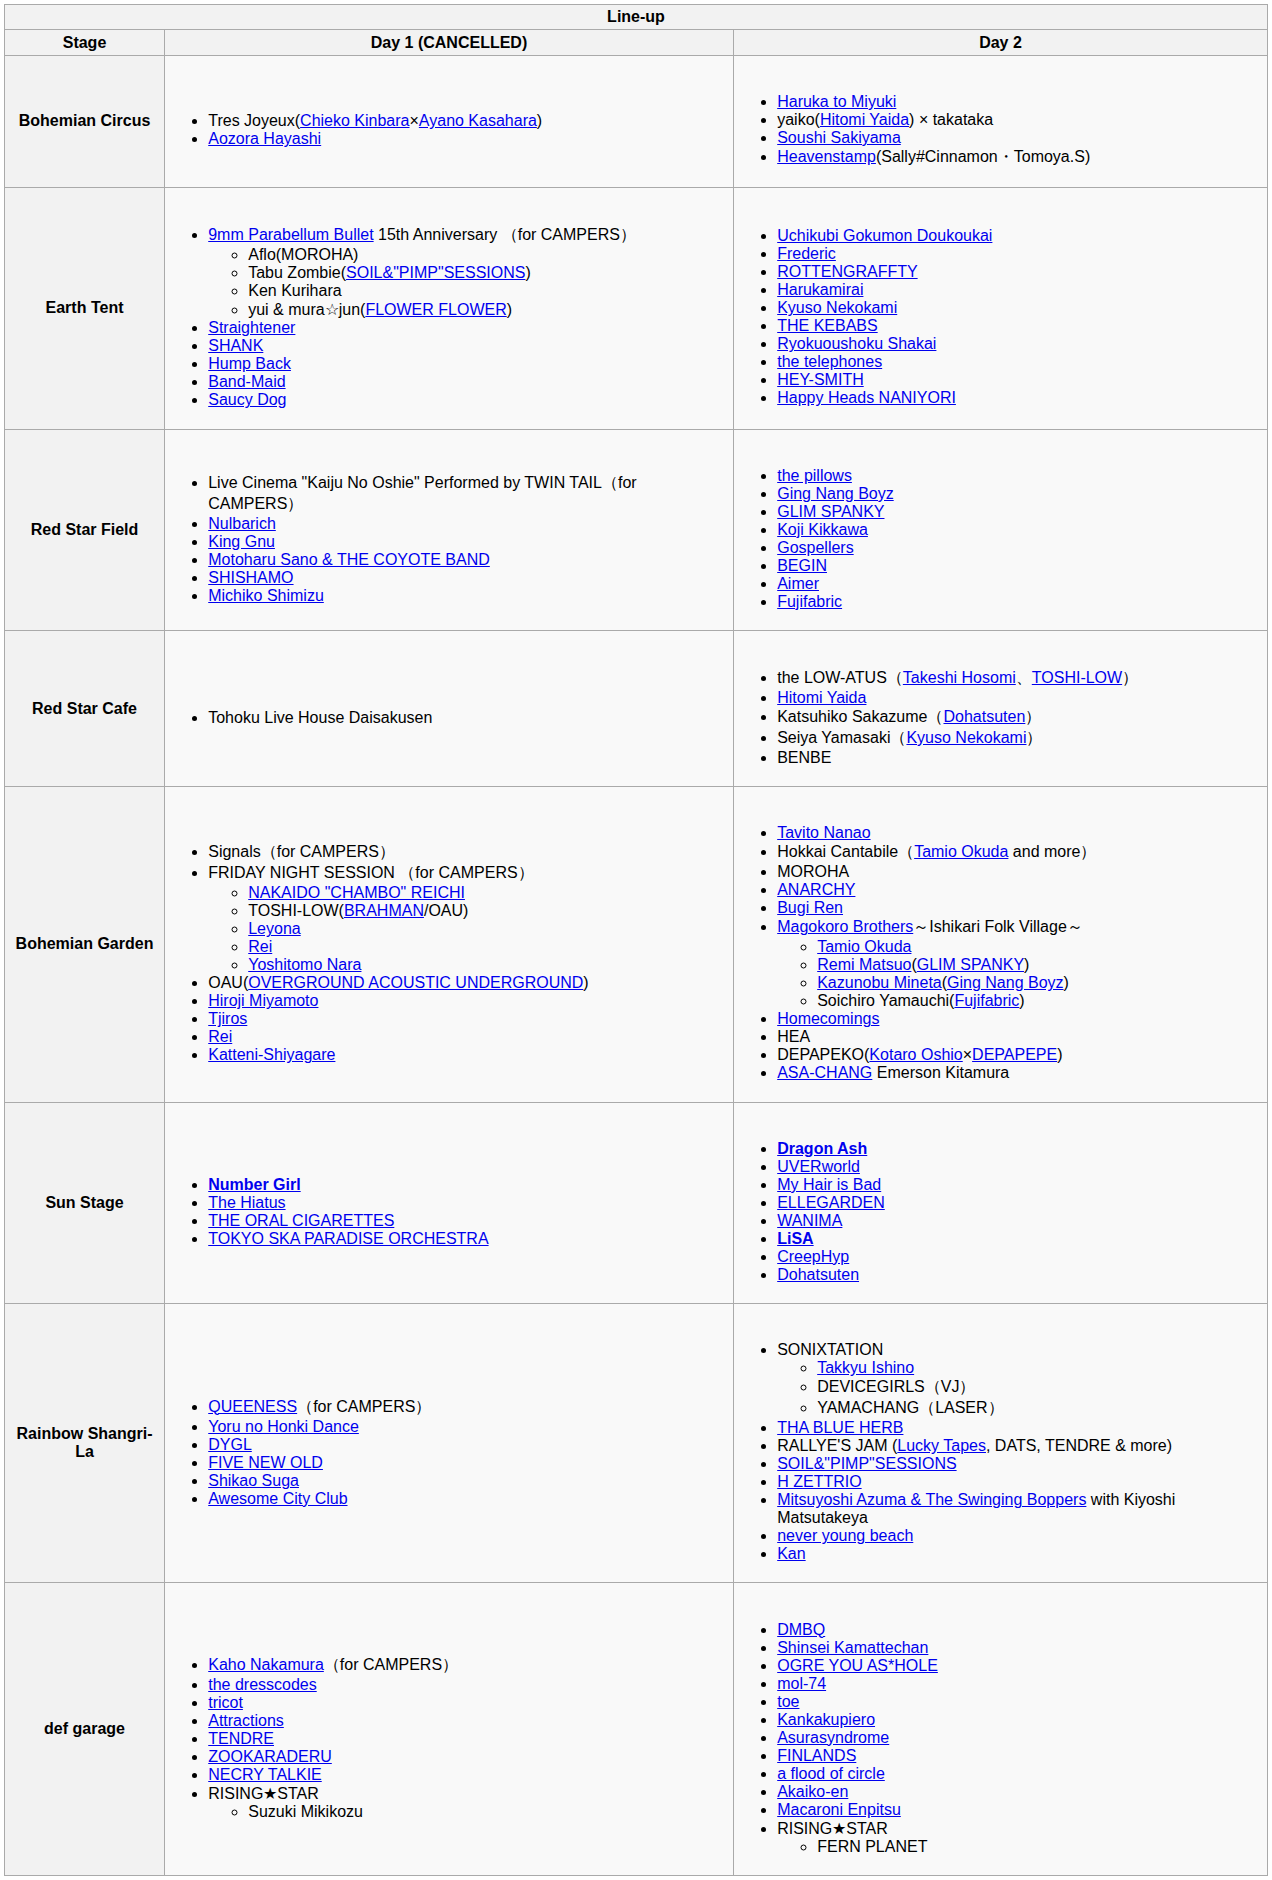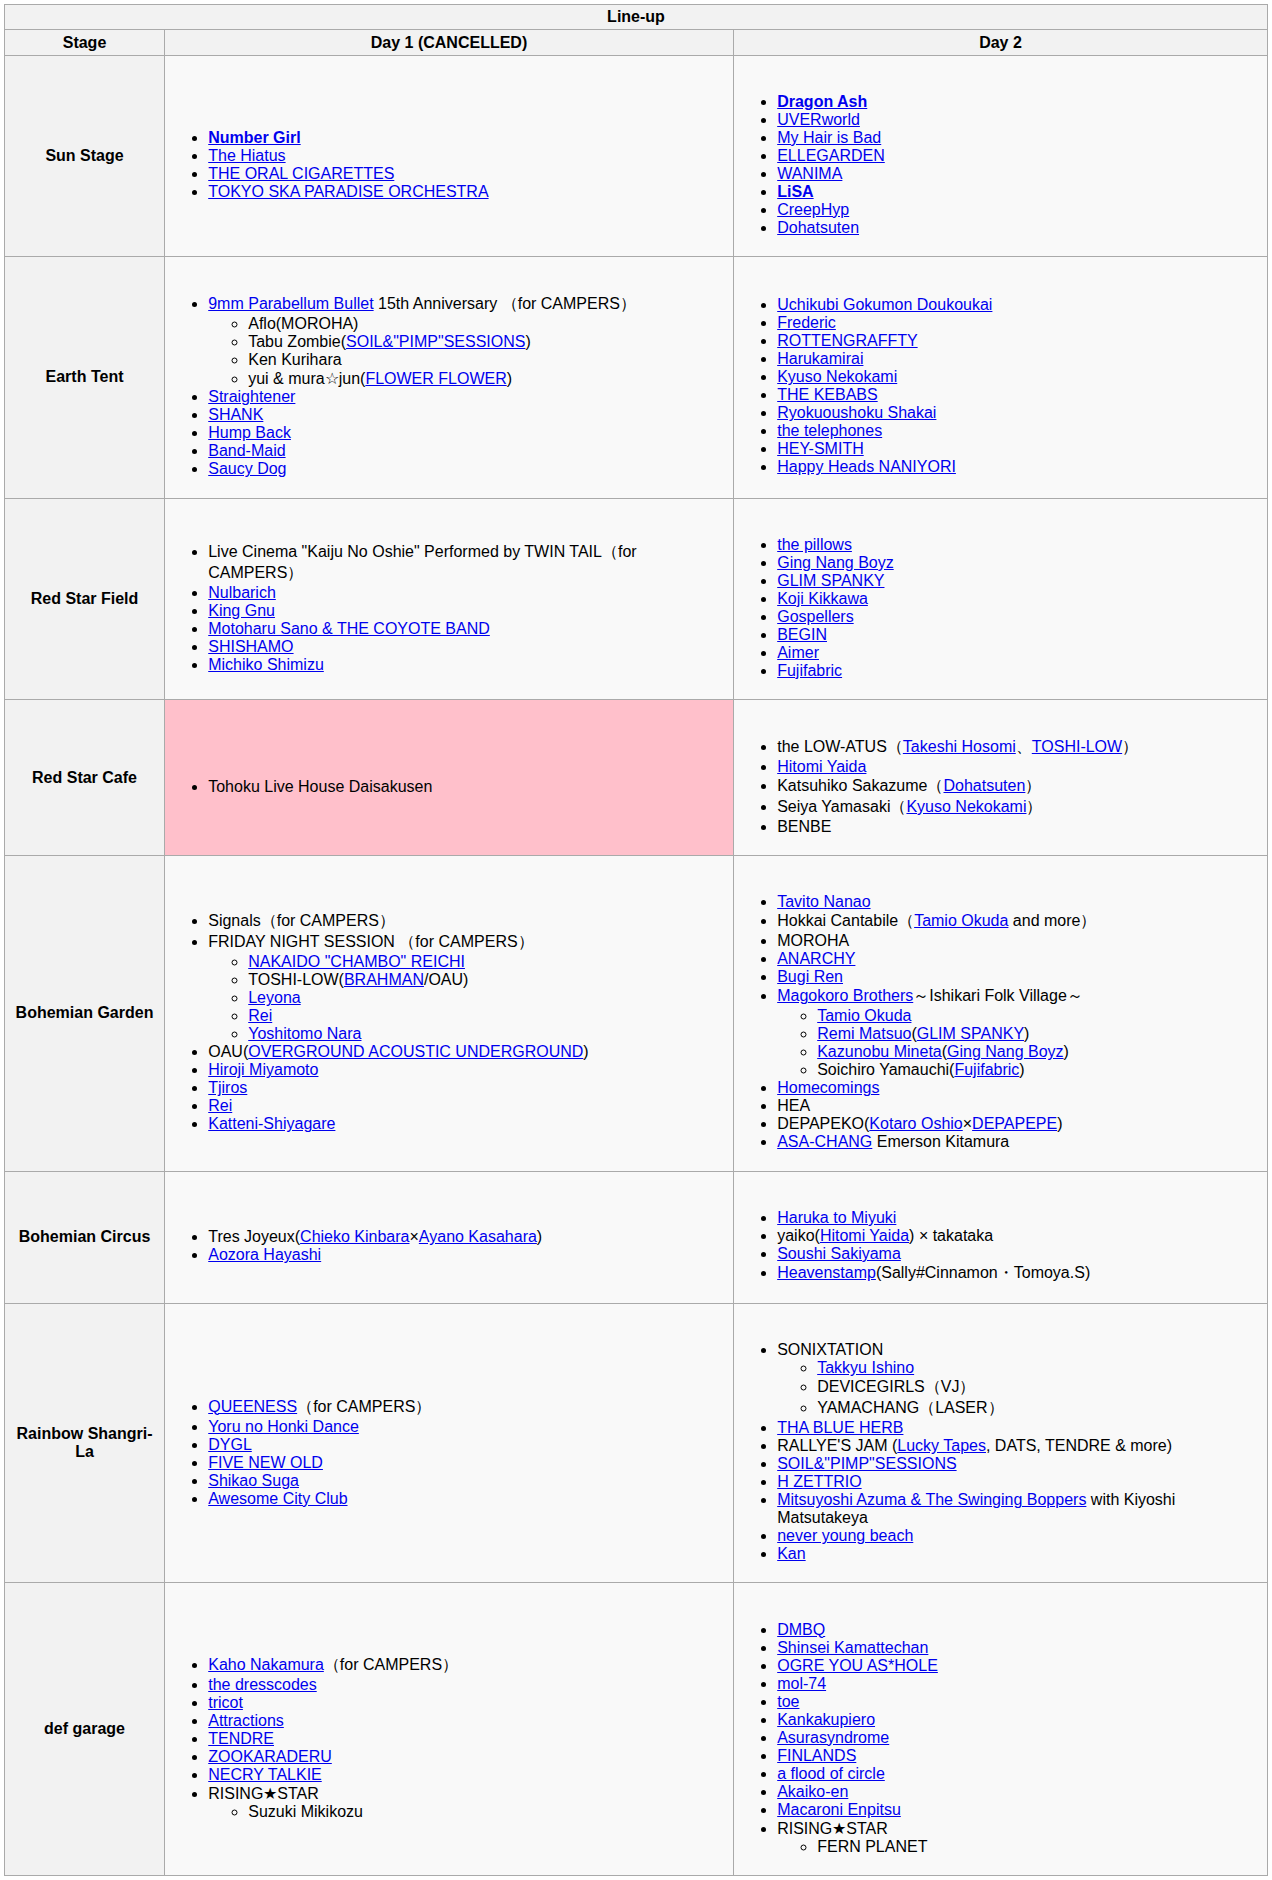rows swapped: (85, 1202) <-> (85, 121)
(449, 718) no background -> (449, 787) pink background
